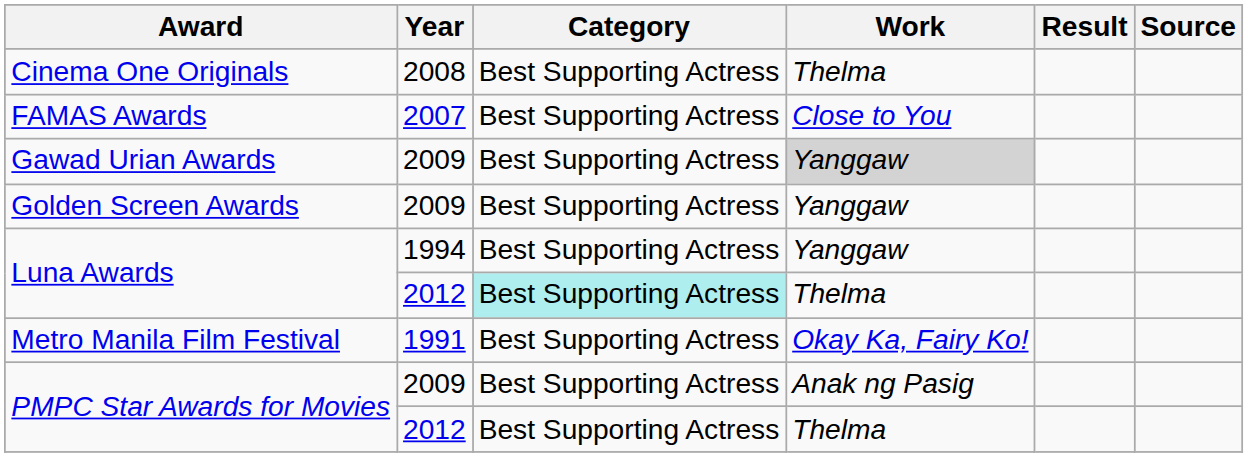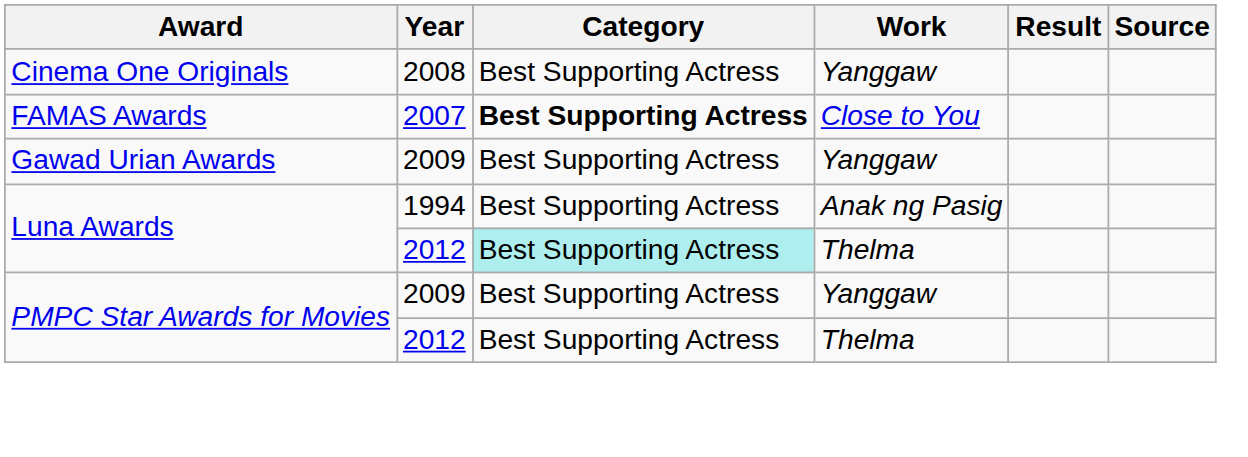(839, 71) Thelma -> (878, 71) Yanggaw
(629, 116) normal -> (643, 116) bold
(850, 160) lightgrey background -> (878, 160) no background
- row: (155, 205)
(850, 250) Yanggaw -> (912, 205) Anak ng Pasig
- row: (176, 339)
(883, 384) Anak ng Pasig -> (878, 294) Yanggaw
